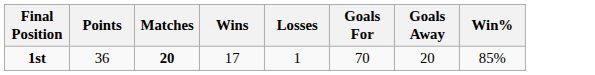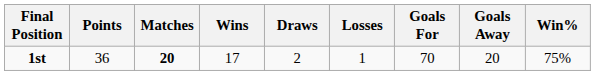+ column: (297, 25)
(492, 58) 85% -> (557, 58) 75%
